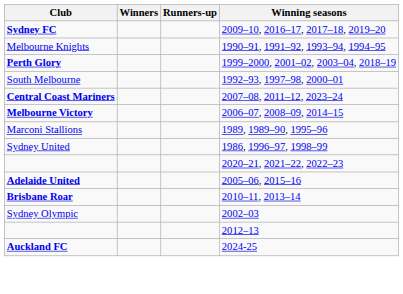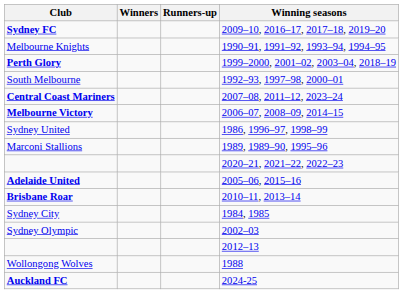rows swapped: (38, 146) <-> (44, 130)
+ row: (33, 213)
+ row: (50, 264)
